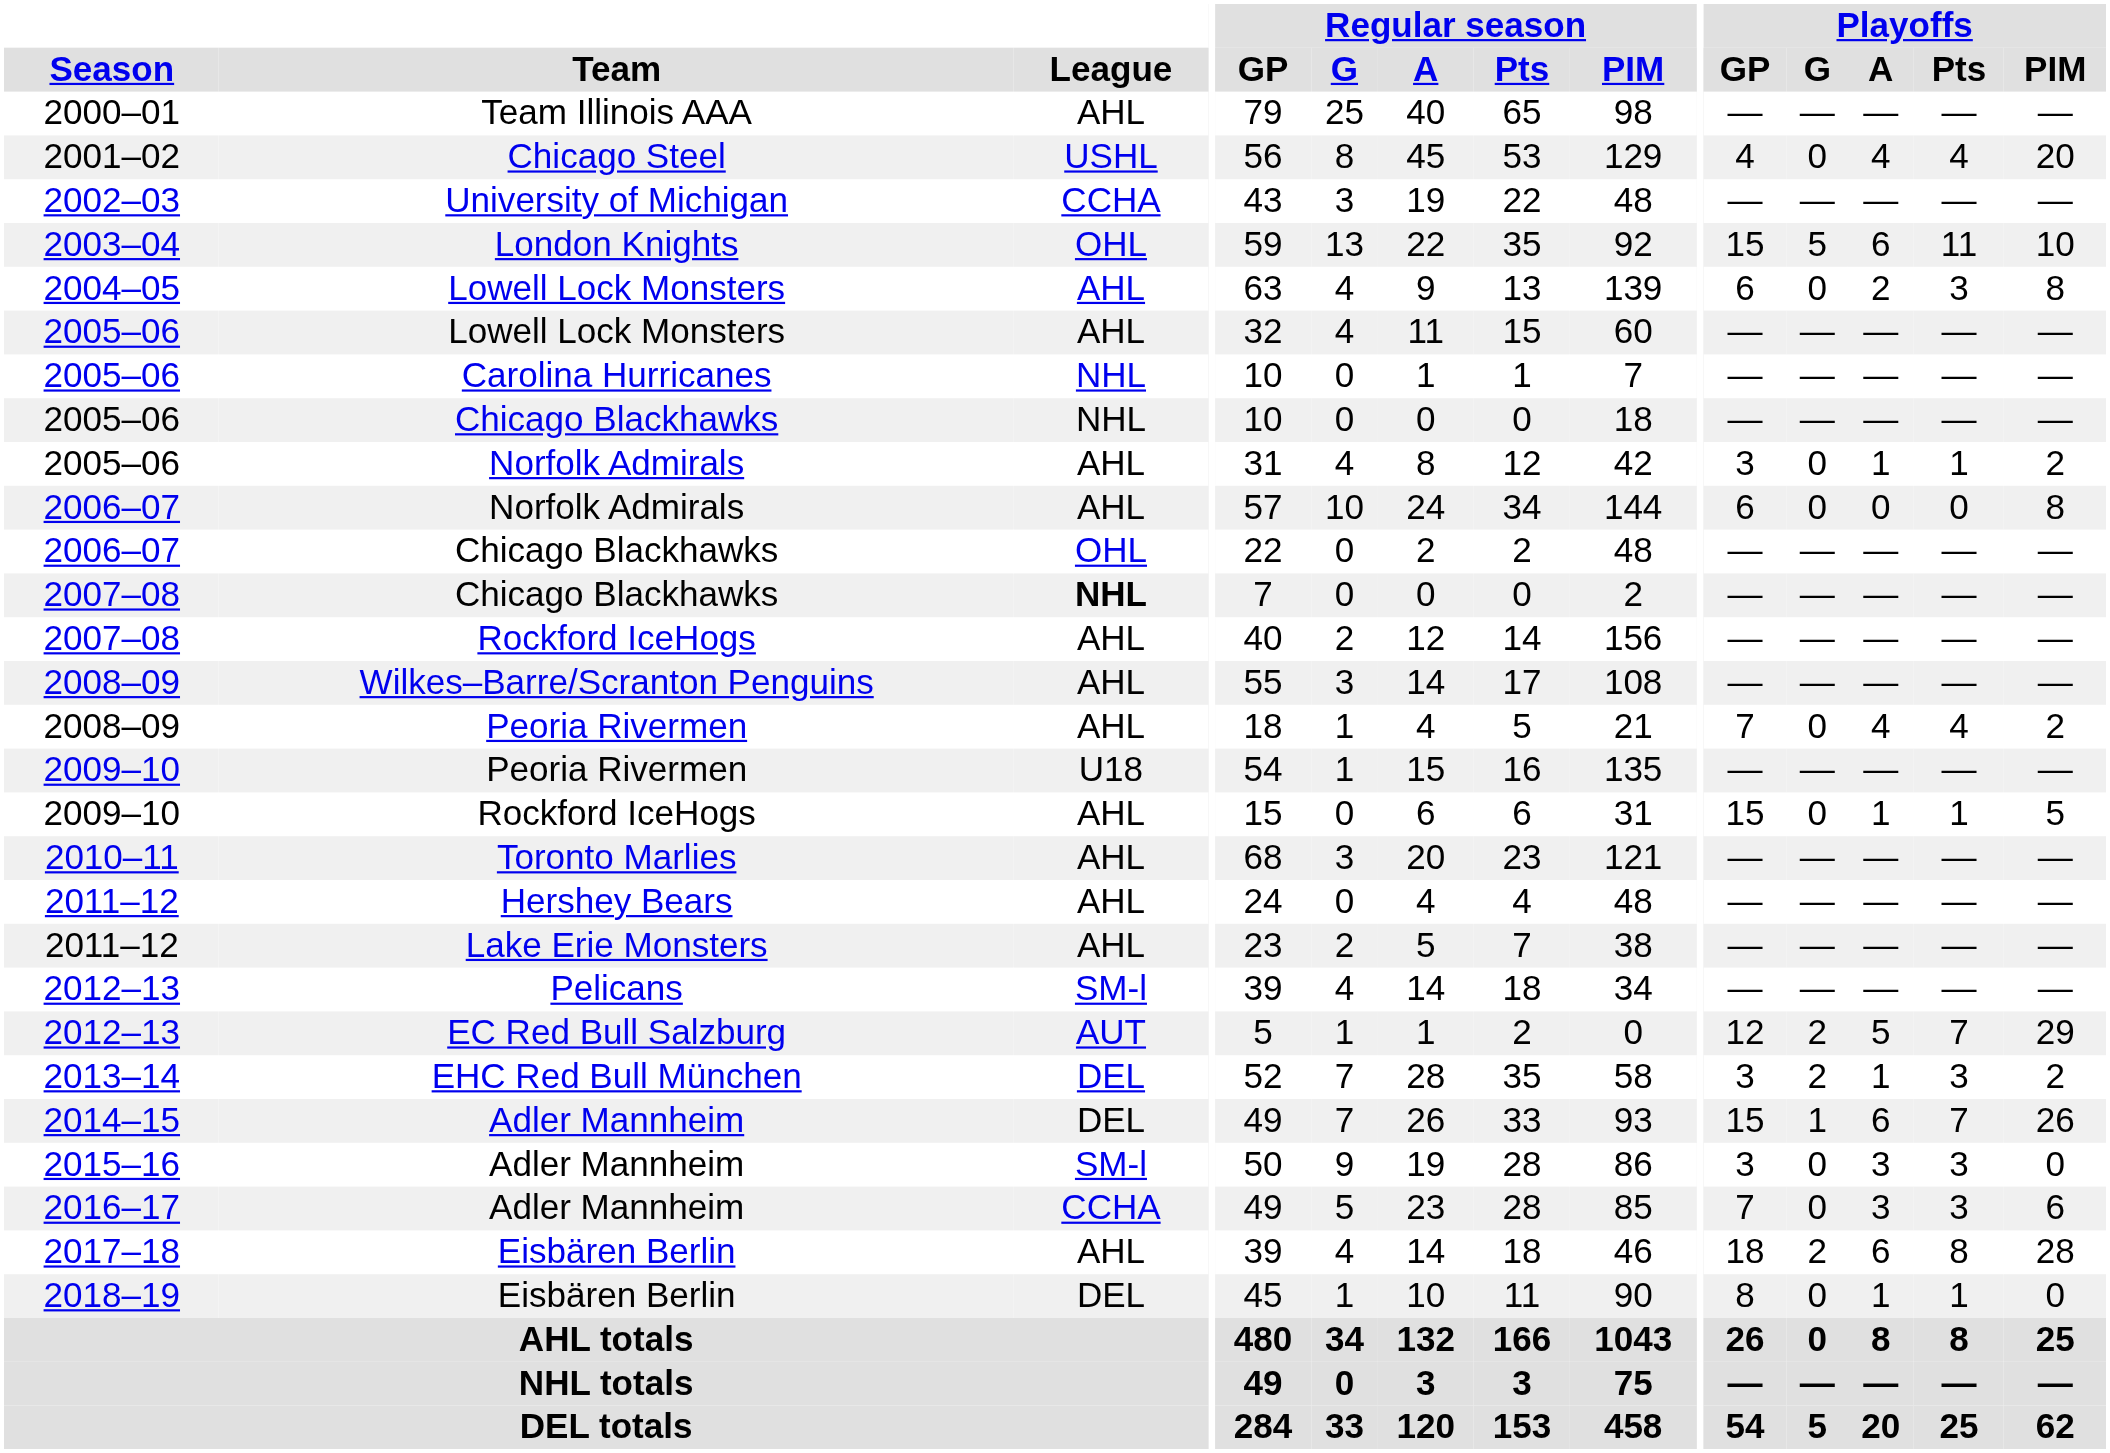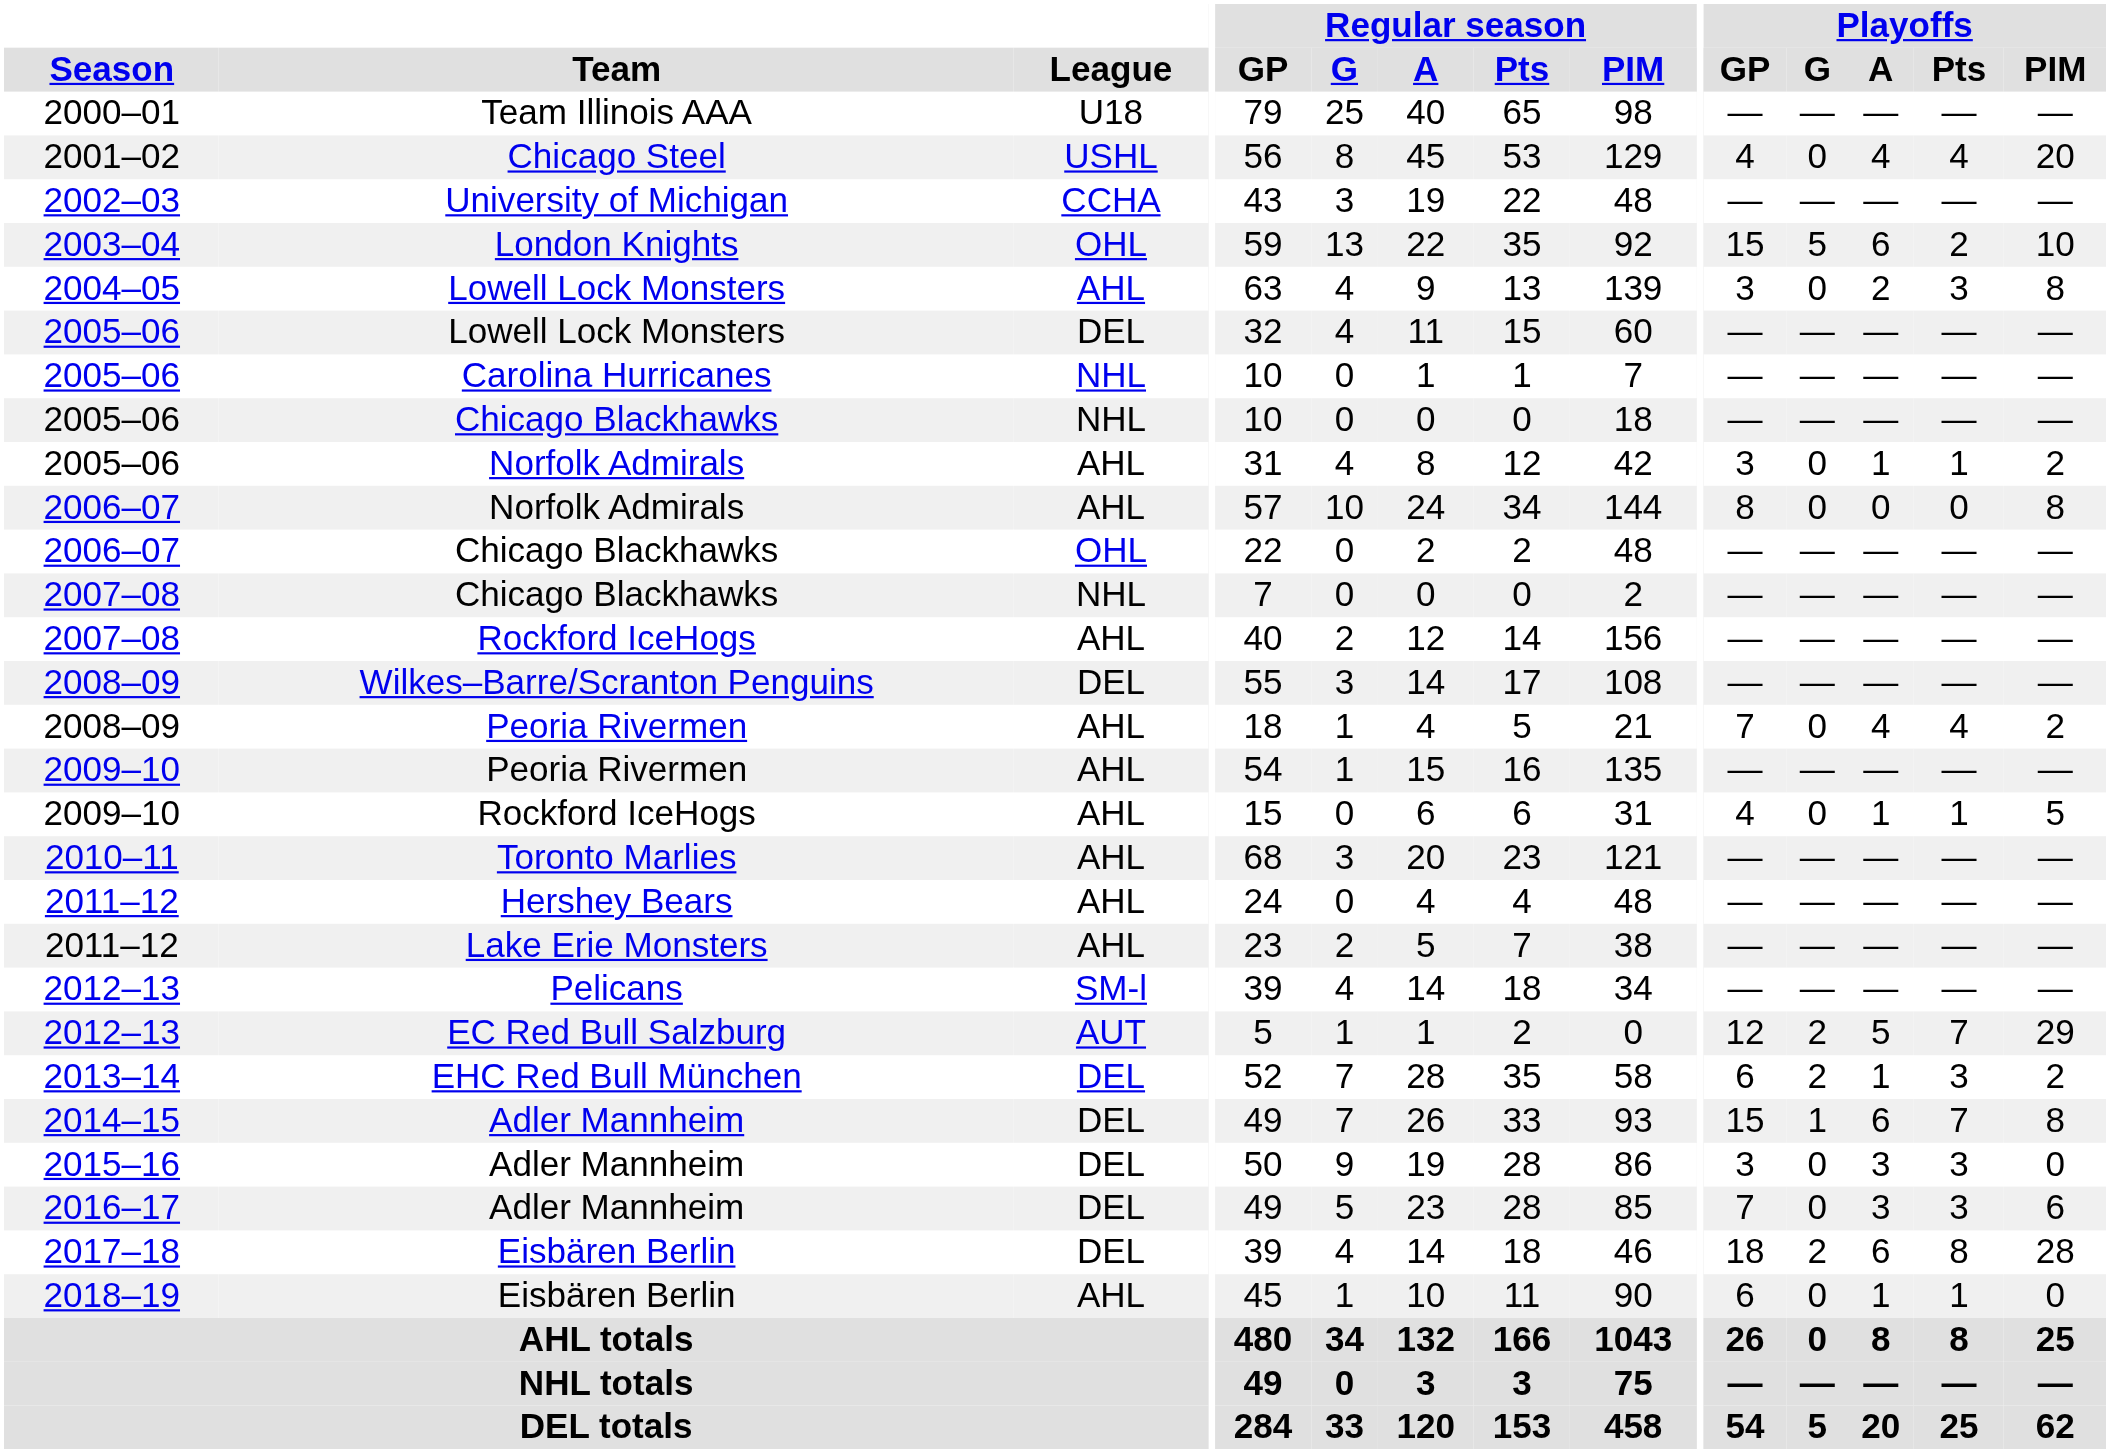(1111, 112) AHL -> (1111, 112) U18
(1959, 244) 11 -> (1959, 244) 2
(1745, 288) 6 -> (1745, 288) 3
(1111, 331) AHL -> (1111, 331) DEL
(1745, 507) 6 -> (1745, 507) 8
(1111, 594) bold -> (1111, 594) normal
(1111, 682) AHL -> (1111, 682) DEL
(1111, 769) U18 -> (1111, 769) AHL
(1745, 813) 15 -> (1745, 813) 4
(1745, 1076) 3 -> (1745, 1076) 6
(2055, 1120) 26 -> (2055, 1120) 8
(1111, 1164) SM-l -> (1111, 1164) DEL
(1111, 1207) CCHA -> (1111, 1207) DEL
(1111, 1251) AHL -> (1111, 1251) DEL
(1111, 1295) DEL -> (1111, 1295) AHL
(1745, 1295) 8 -> (1745, 1295) 6
